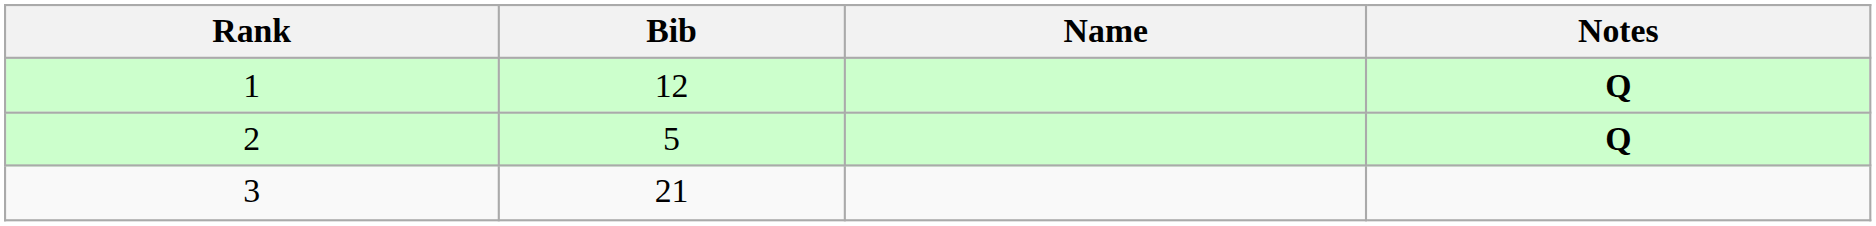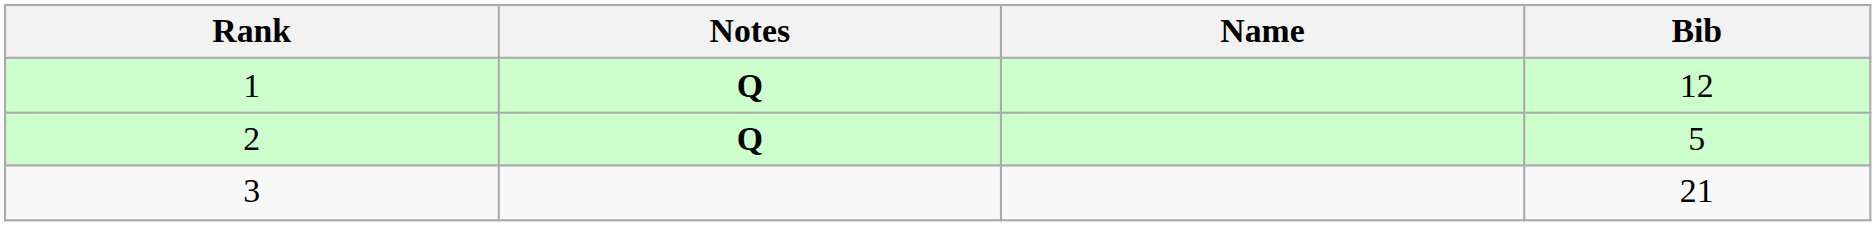columns swapped: (672, 31) <-> (1618, 31)
